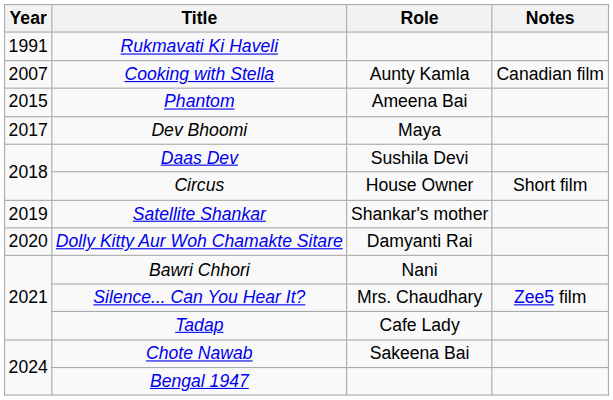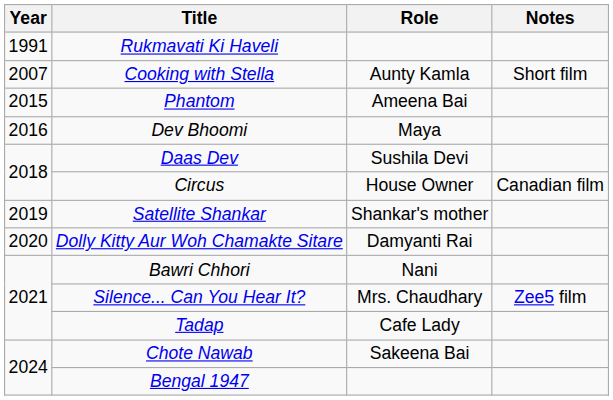(550, 74) Canadian film -> (550, 74) Short film
(28, 130) 2017 -> (28, 130) 2016
(550, 185) Short film -> (550, 185) Canadian film
